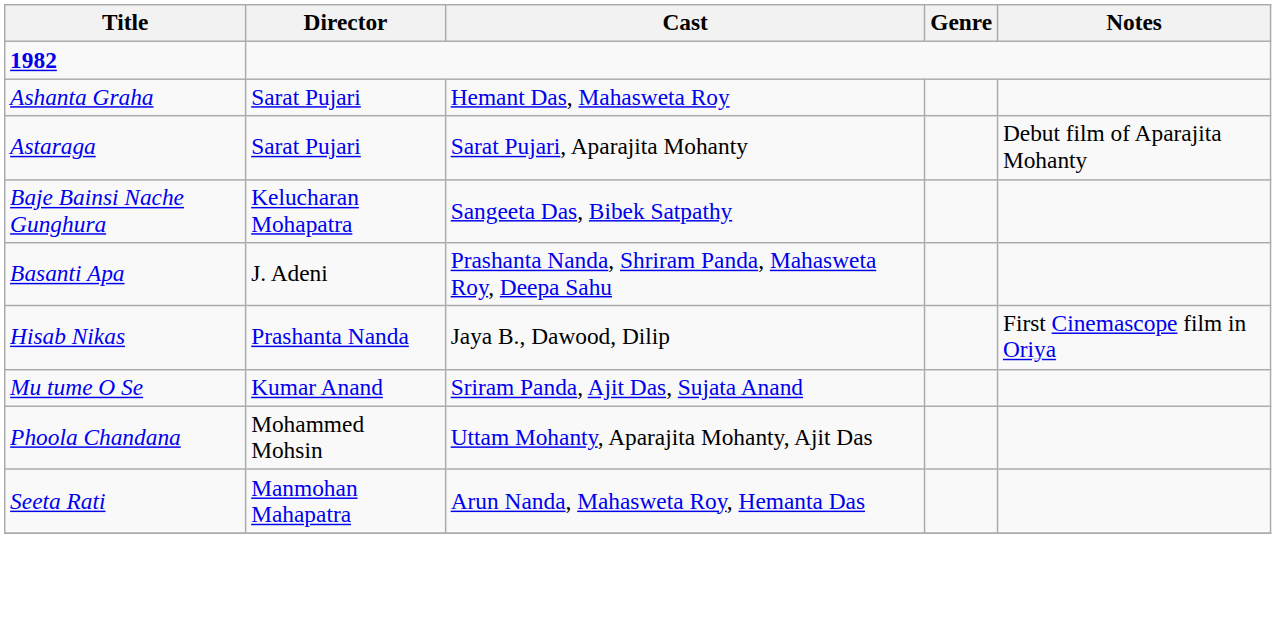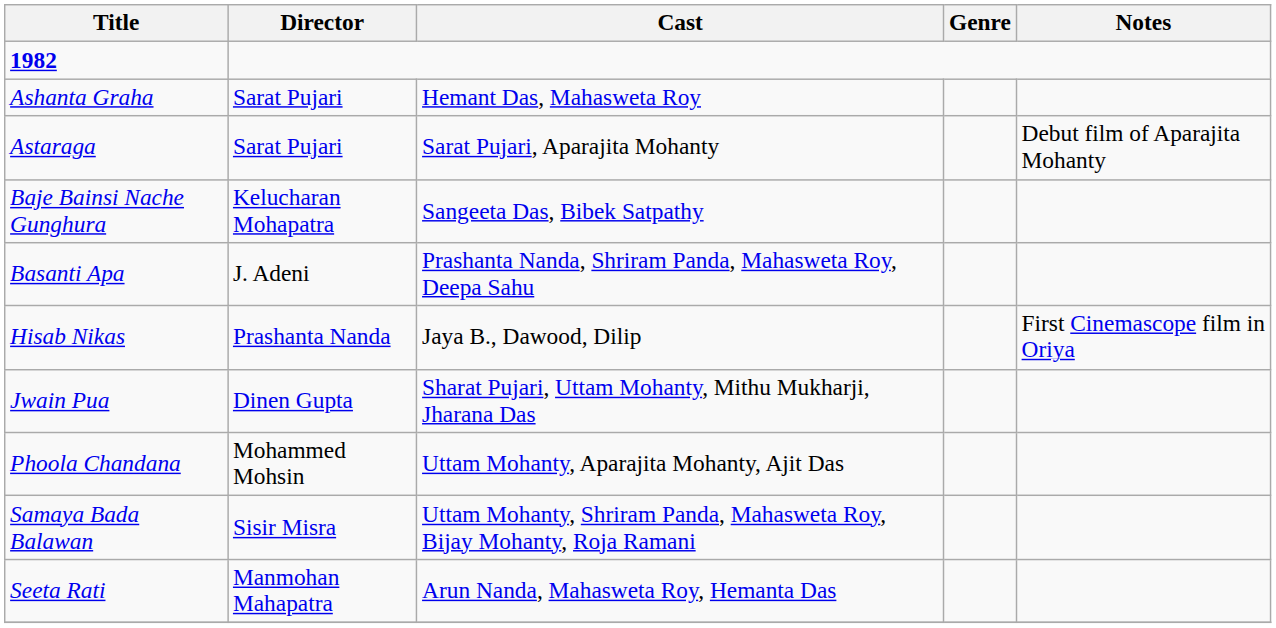+ row: (60, 400)
- row: (77, 387)
+ row: (75, 527)
